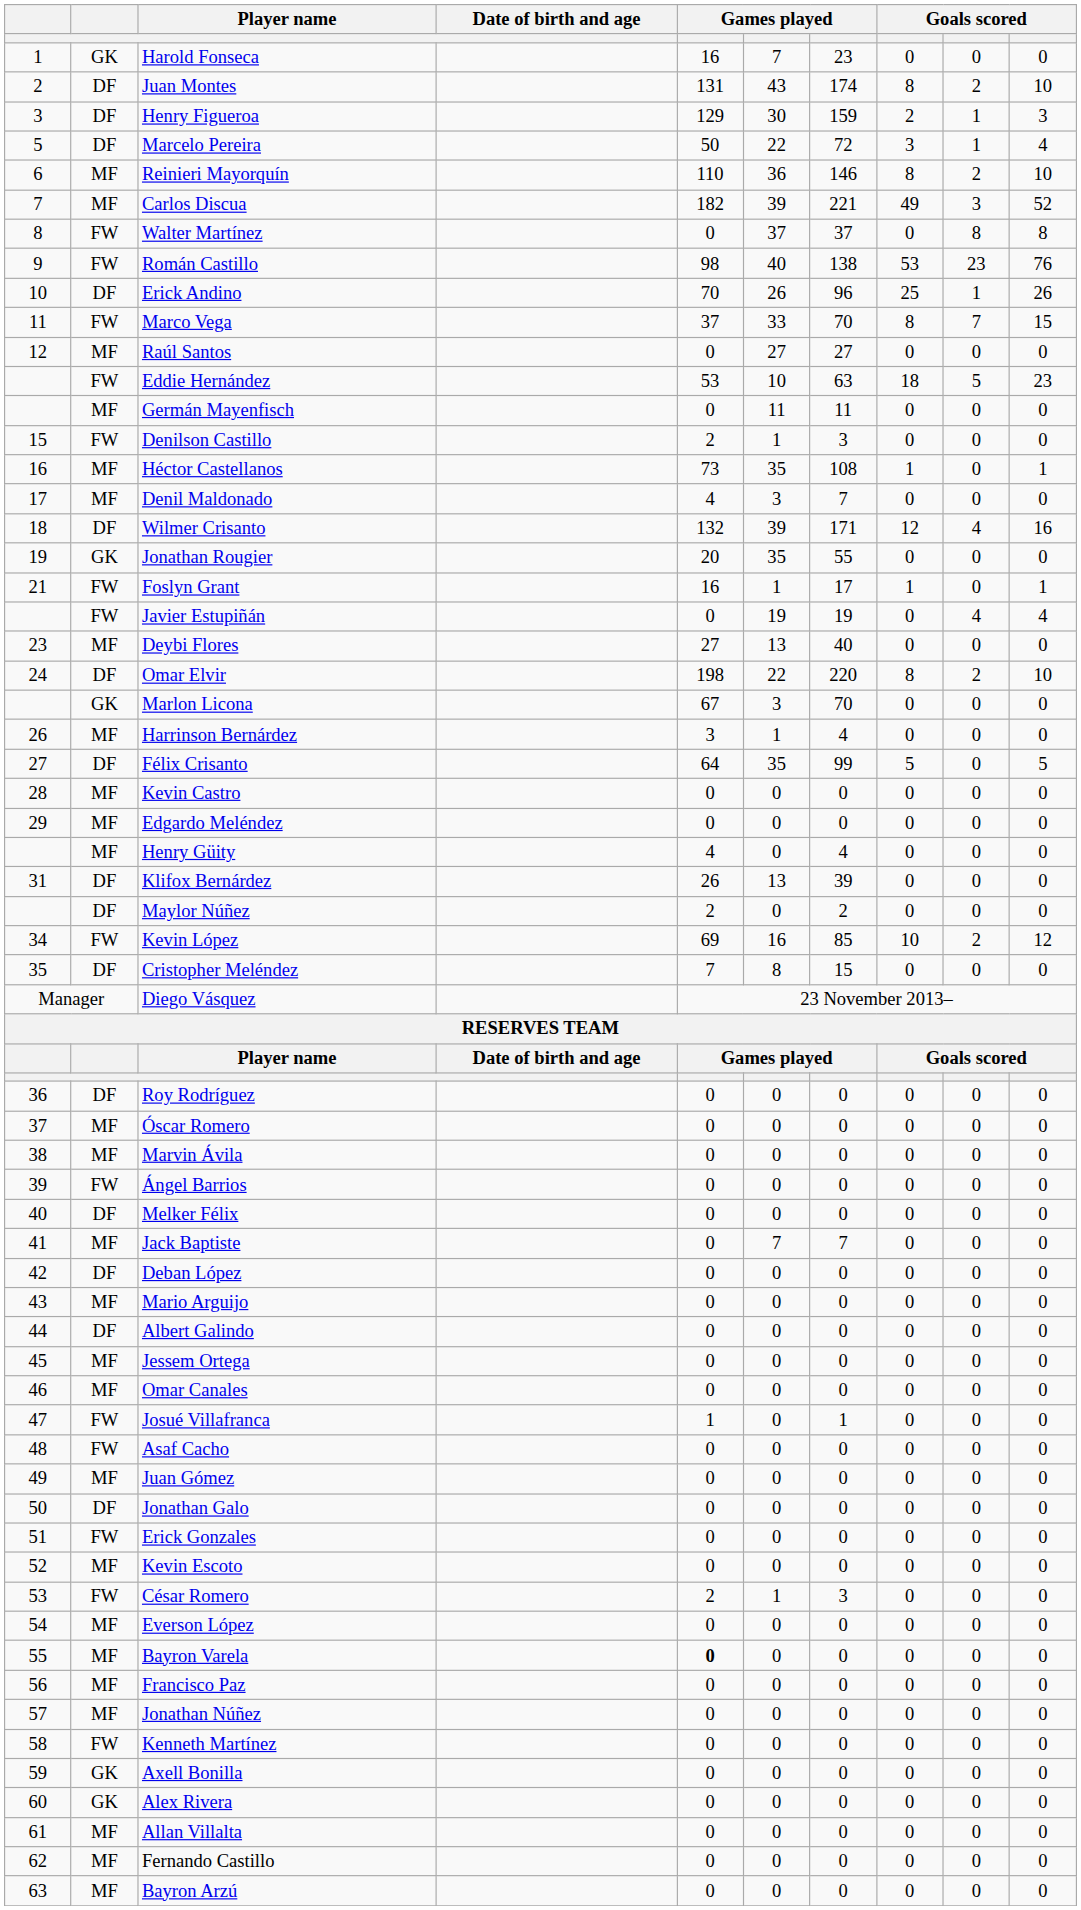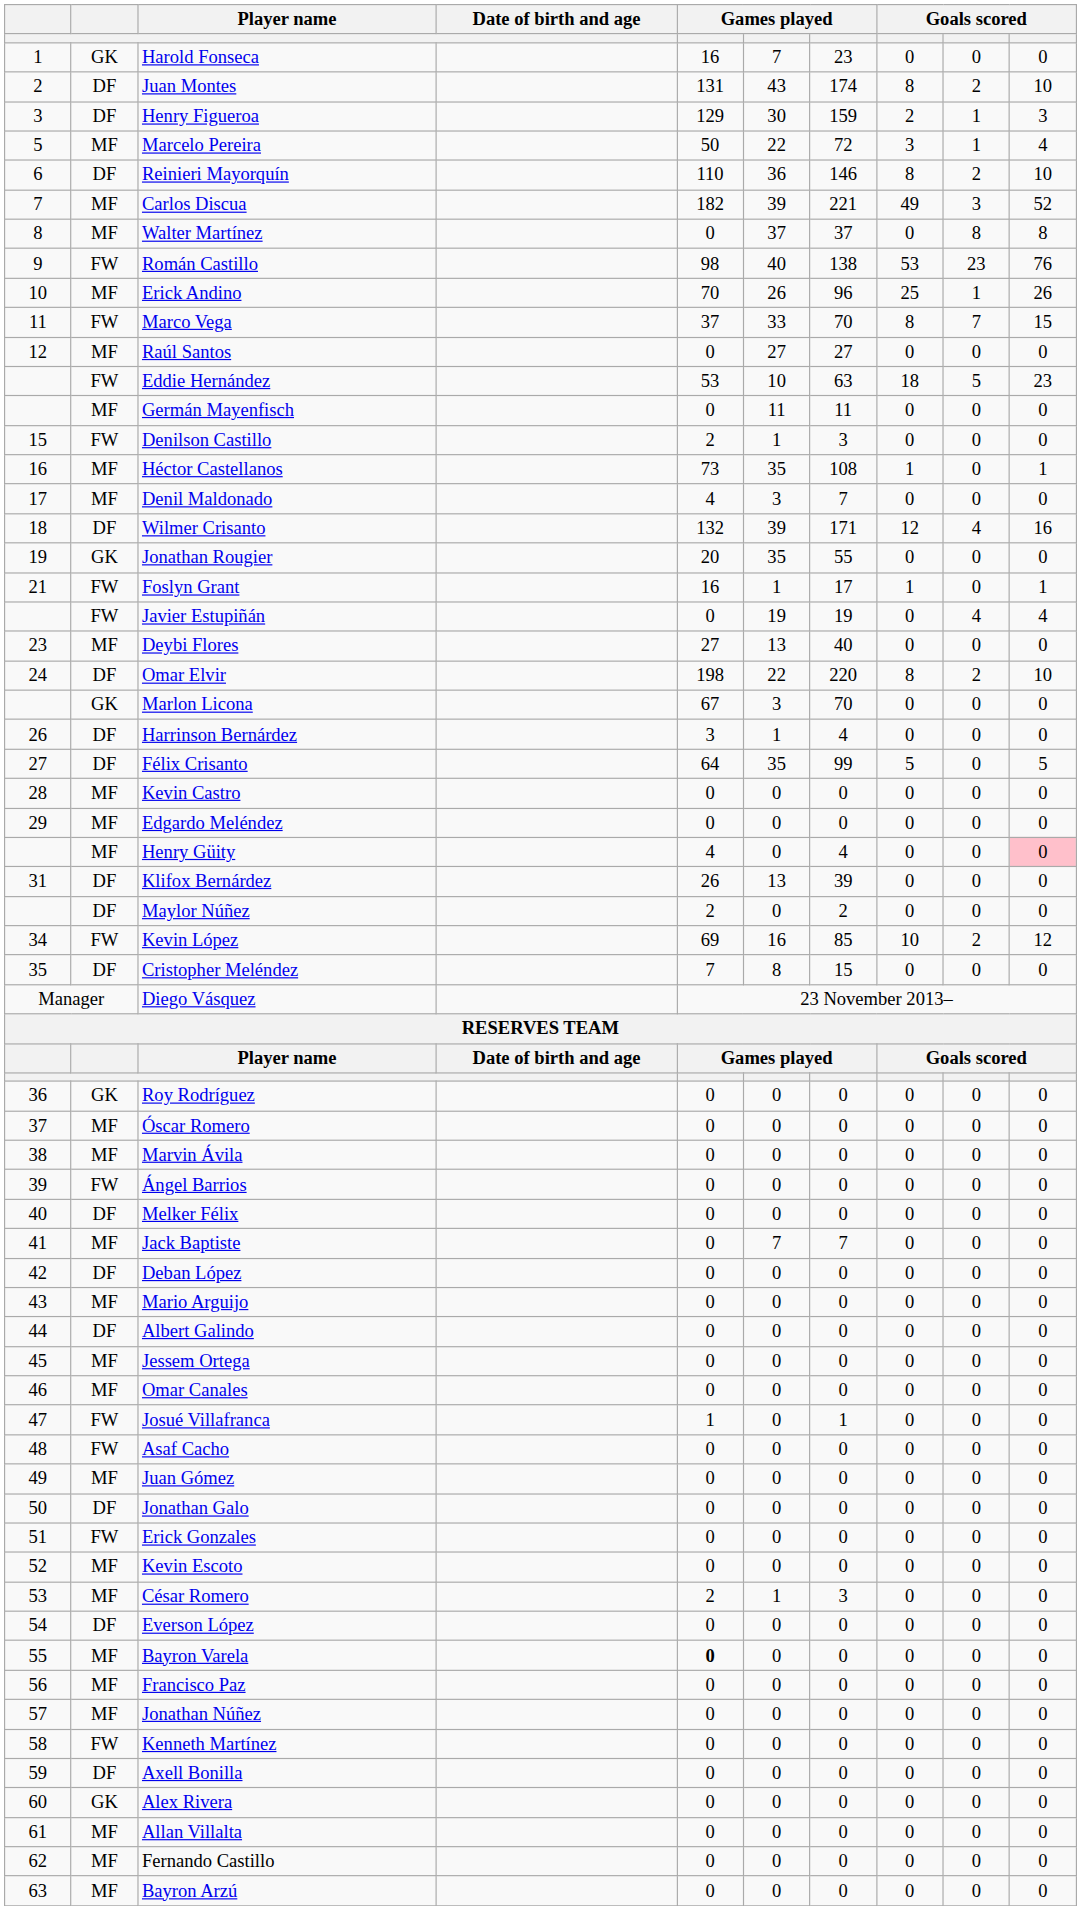(104, 145) DF -> (104, 145) MF
(104, 174) MF -> (104, 174) DF
(104, 233) FW -> (104, 233) MF
(104, 292) DF -> (104, 292) MF
(104, 734) MF -> (104, 734) DF
(1043, 851) no background -> (1043, 851) pink background
(104, 1095) DF -> (104, 1095) GK
(104, 1596) FW -> (104, 1596) MF
(104, 1625) MF -> (104, 1625) DF
(104, 1772) GK -> (104, 1772) DF
